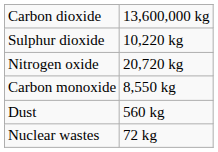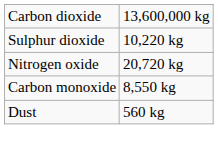- row: (54, 135)
